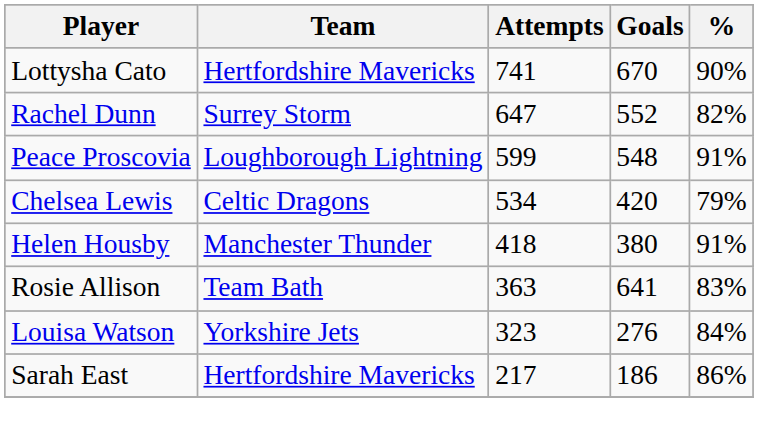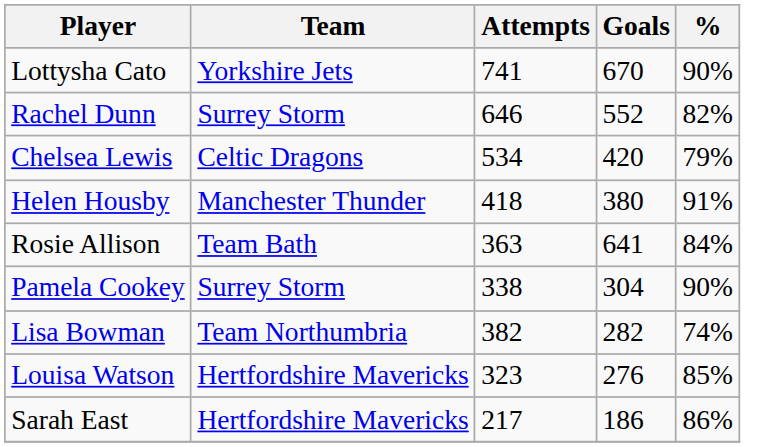(339, 69) Hertfordshire Mavericks -> (275, 69) Yorkshire Jets
(516, 113) 647 -> (502, 113) 646
- row: (101, 157)
(722, 288) 83% -> (708, 244) 84%
+ row: (98, 288)
+ row: (88, 331)
(281, 331) Yorkshire Jets -> (333, 375) Hertfordshire Mavericks
(722, 331) 84% -> (708, 375) 85%
